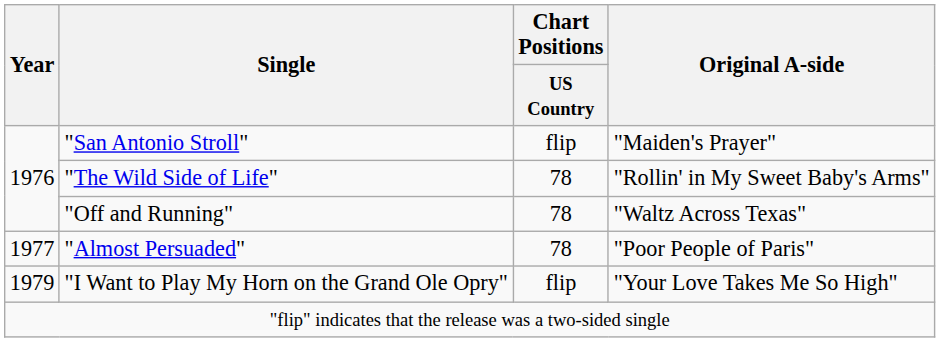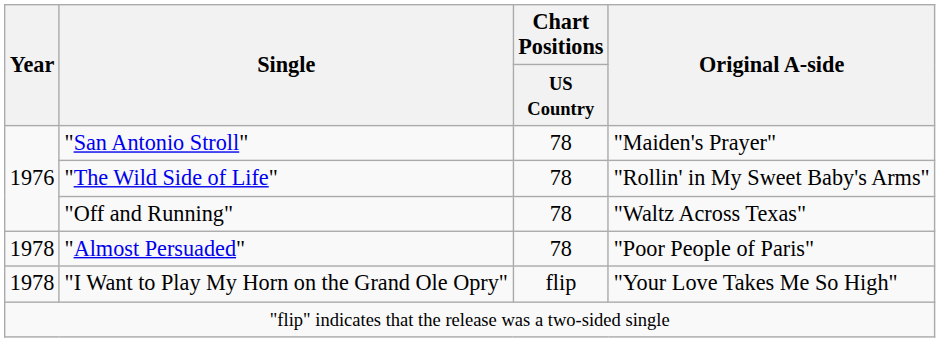(561, 142) flip -> (561, 142) 78
(32, 248) 1977 -> (32, 248) 1978
(32, 283) 1979 -> (32, 283) 1978
